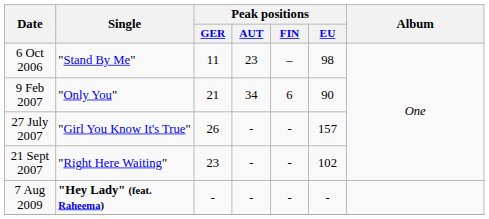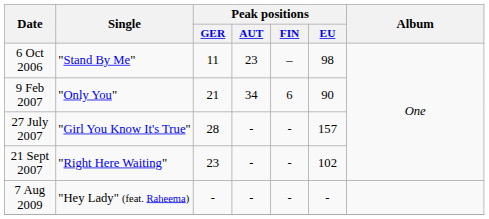(213, 128) 26 -> (213, 128) 28
(105, 197) bold -> (124, 197) normal
